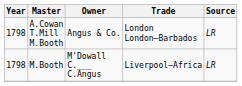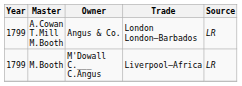(16, 33) 1798 -> (16, 33) 1799
(16, 65) 1798 -> (16, 65) 1799
